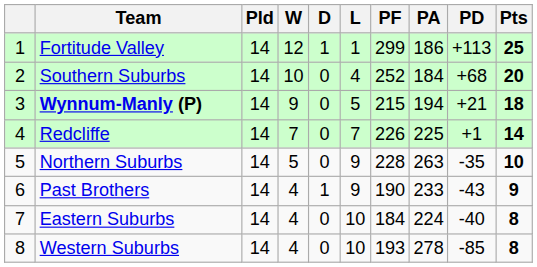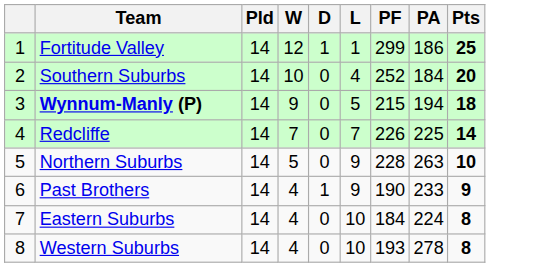- column: (472, 18)
